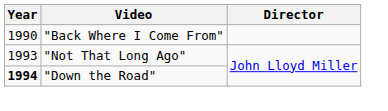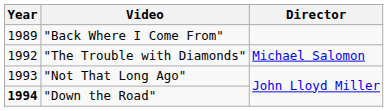(22, 35) 1990 -> (22, 35) 1989
+ row: (145, 55)
